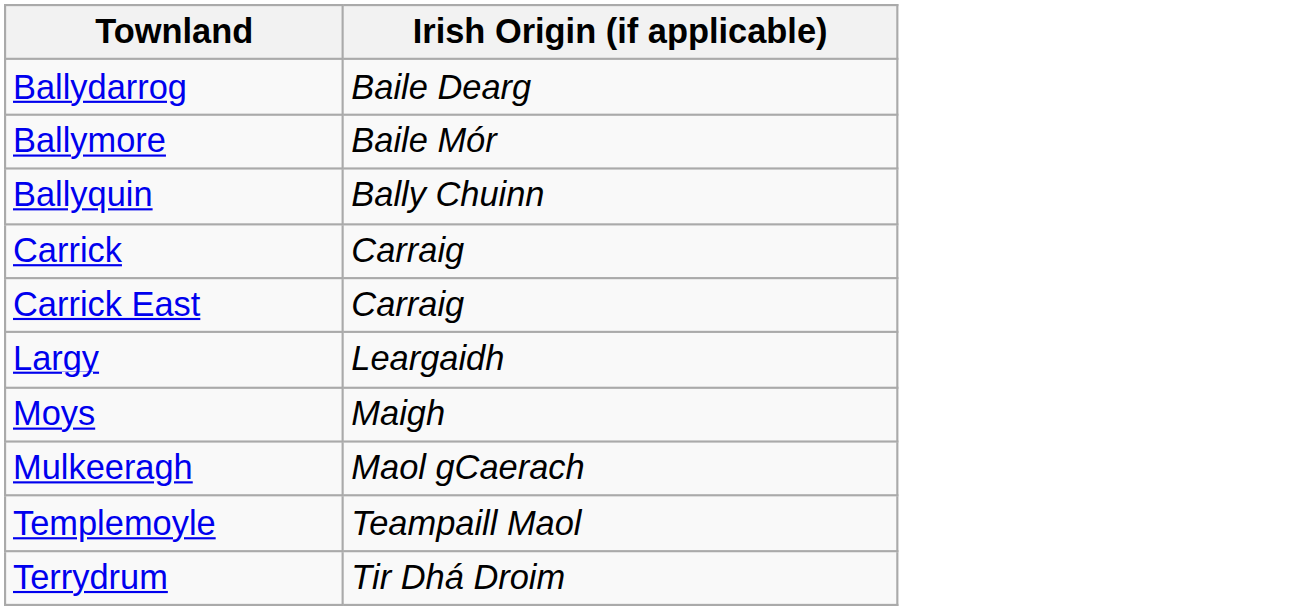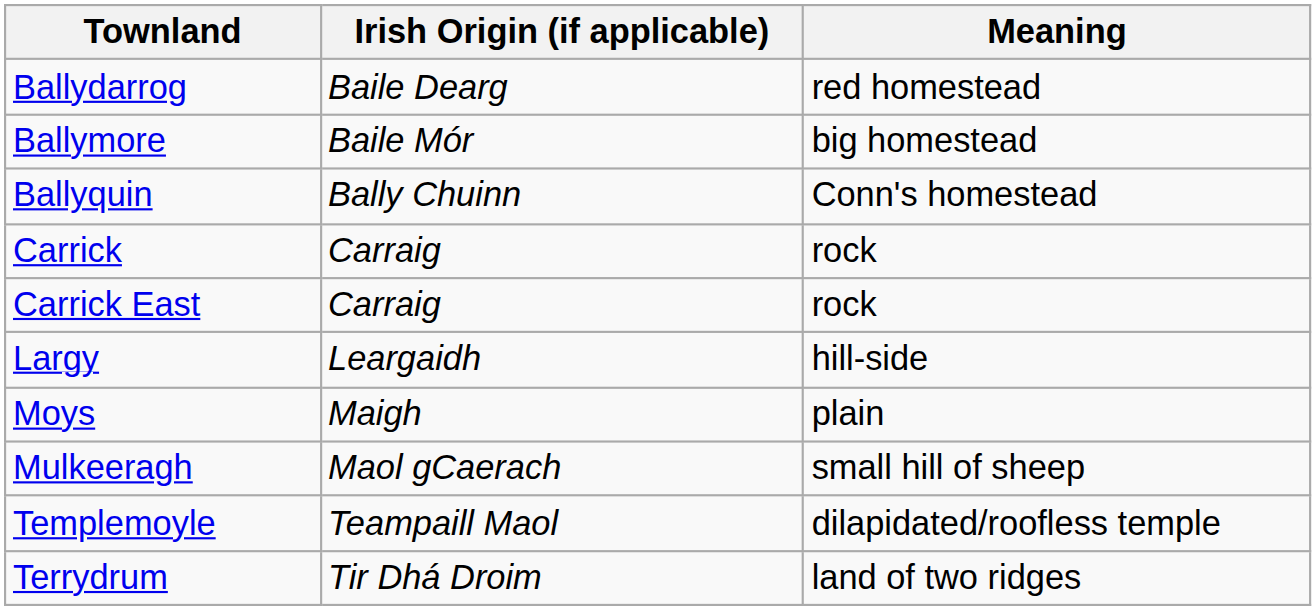+ column: (1057, 31)
